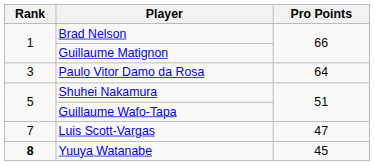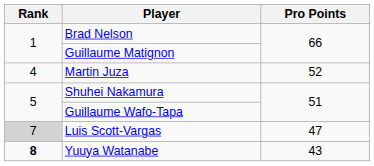- row: (131, 72)
+ row: (97, 72)
(30, 131) no background -> (33, 131) lightgrey background
(321, 151) 45 -> (315, 151) 43
